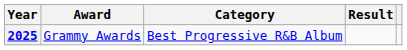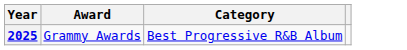- column: (371, 15)
